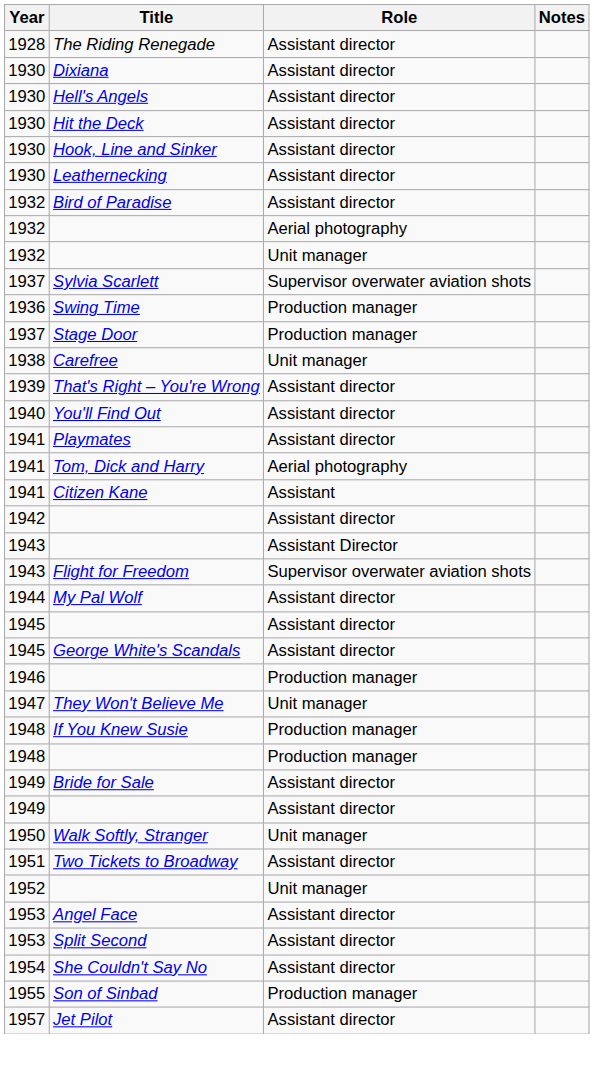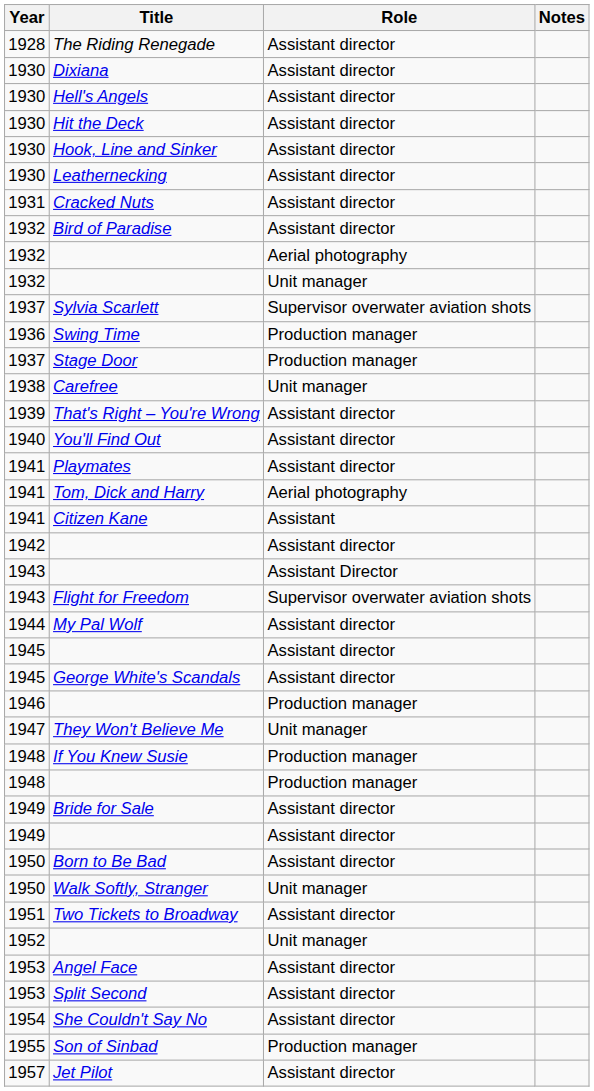+ row: (27, 202)
+ row: (27, 862)
